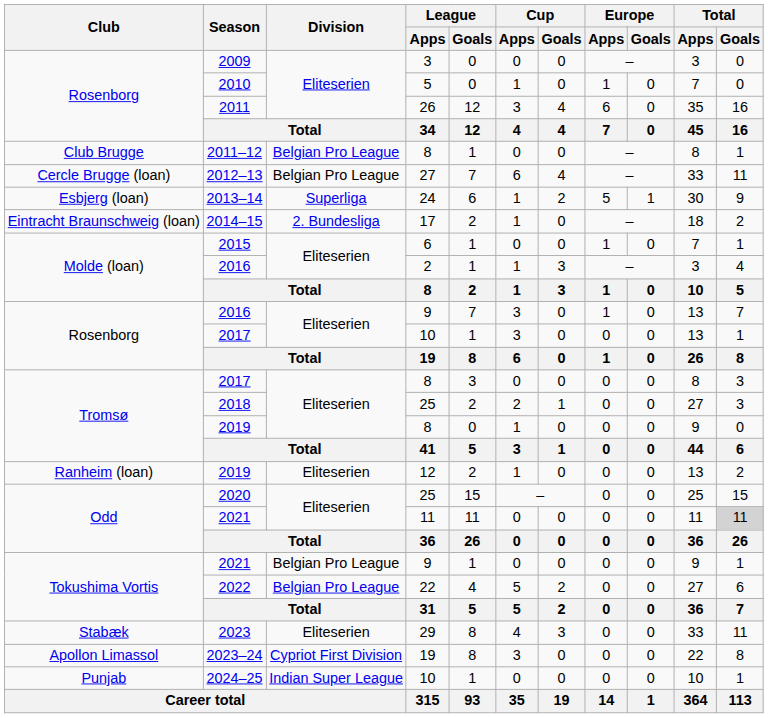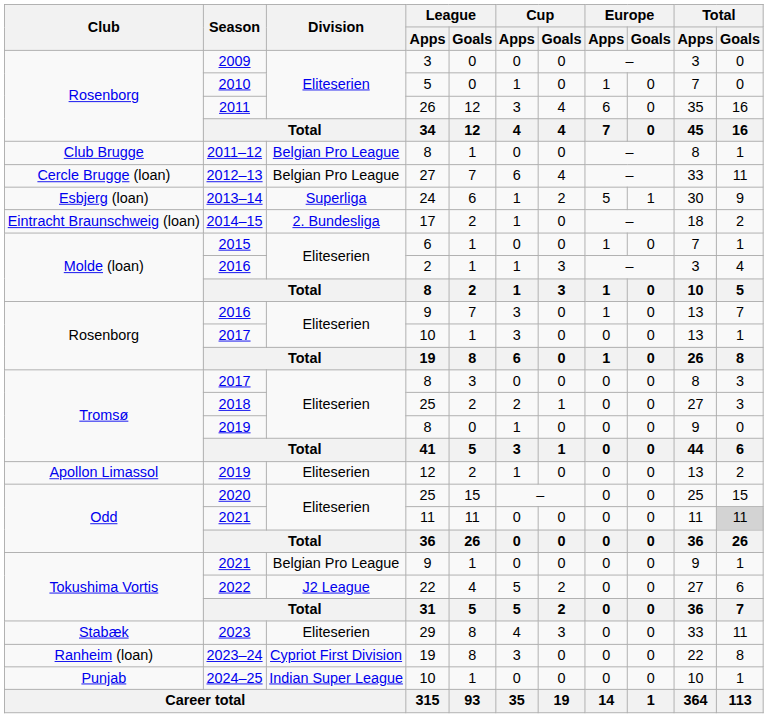(104, 472) Ranheim (loan) -> (104, 472) Apollon Limassol
(336, 586) Belgian Pro League -> (336, 586) J2 League
(104, 655) Apollon Limassol -> (104, 655) Ranheim (loan)
